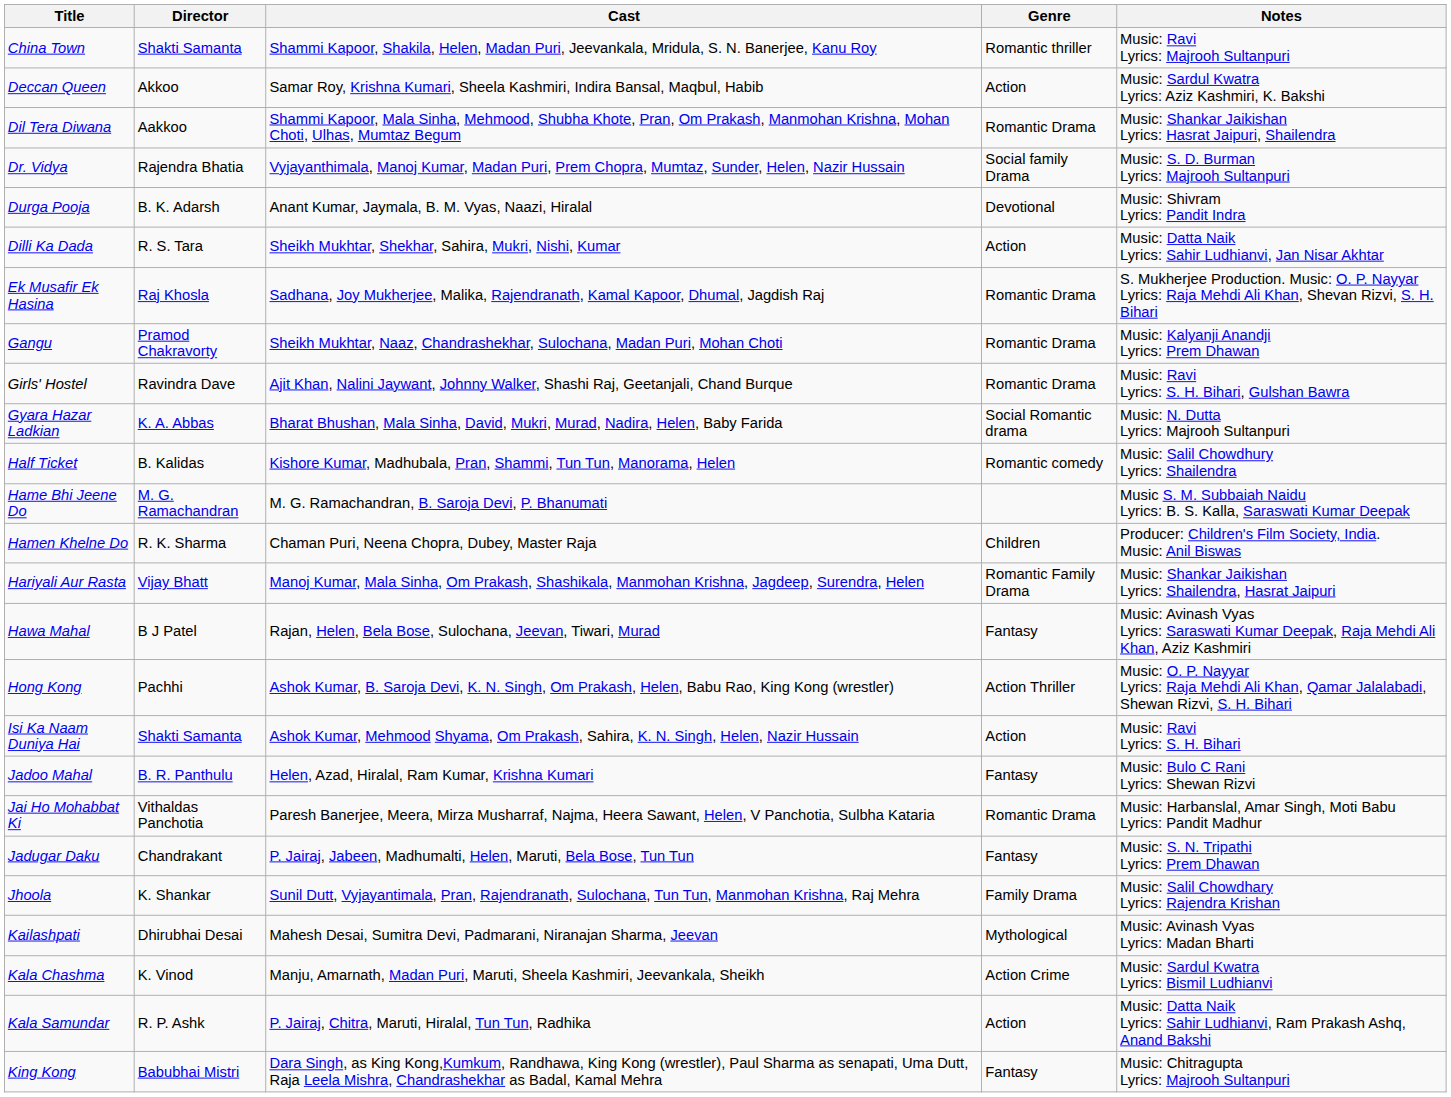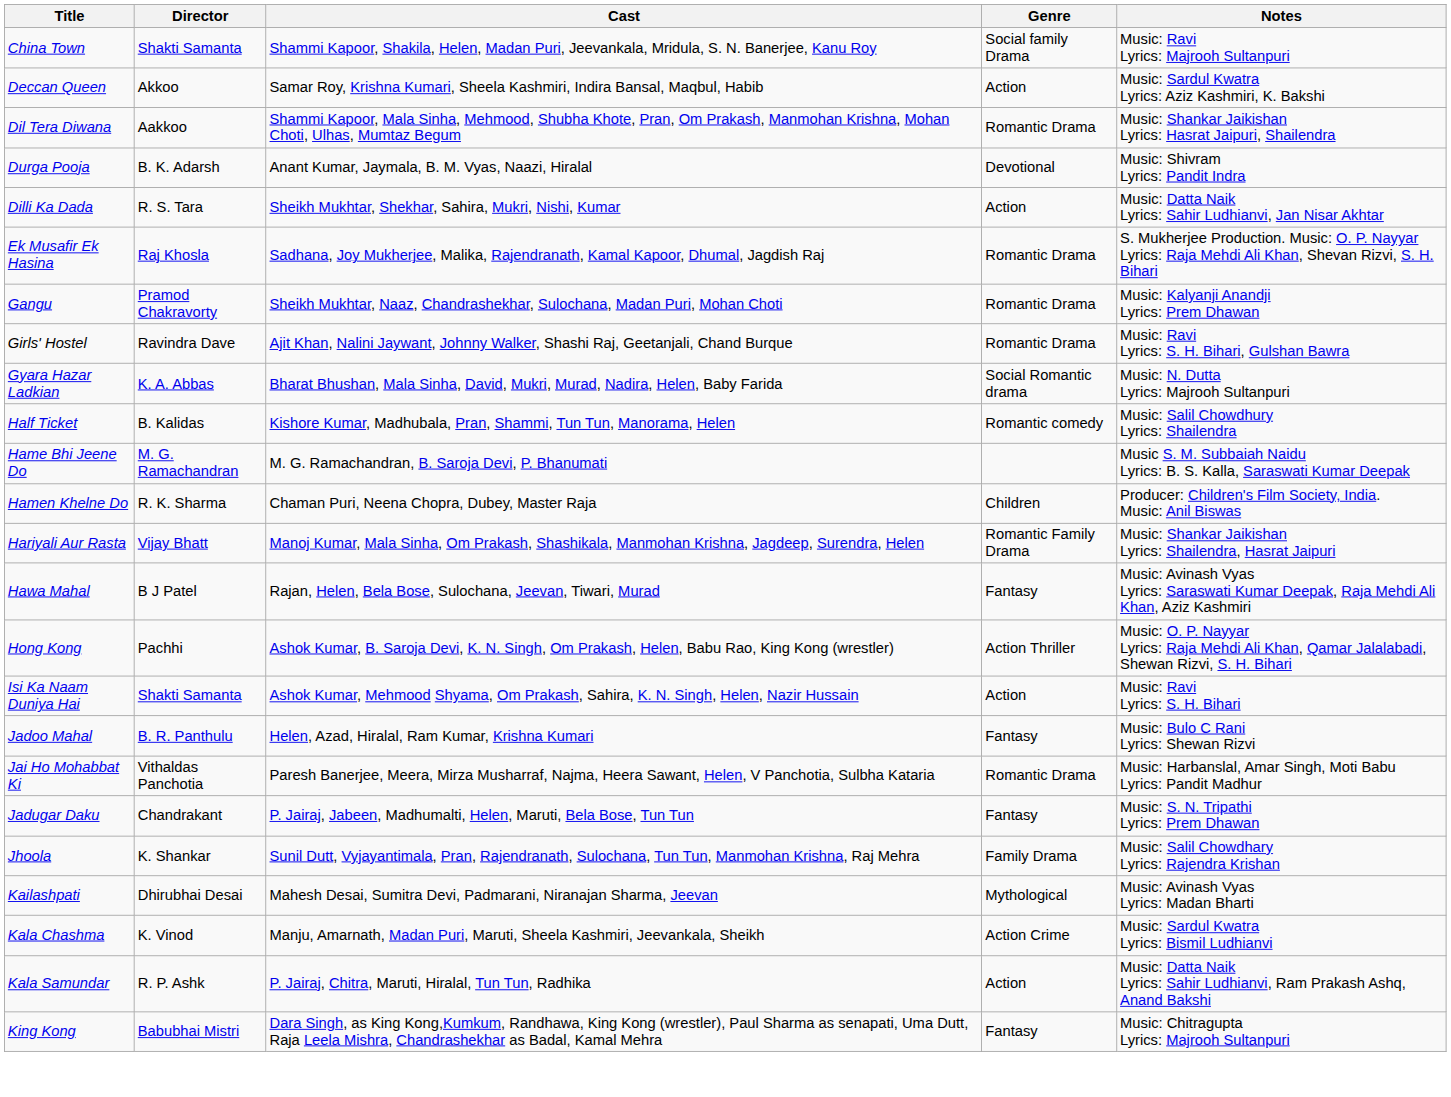(1039, 47) Romantic thriller -> (1027, 47) Social family Drama
- row: (38, 167)
